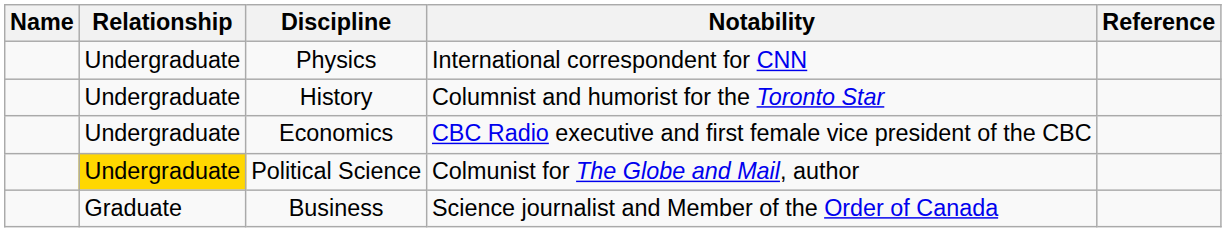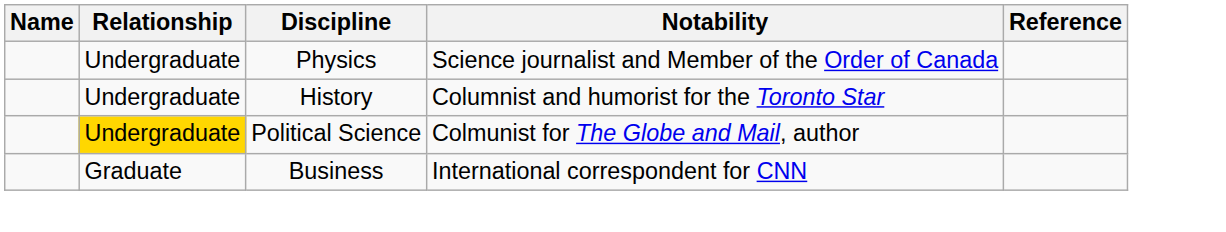(620, 60) International correspondent for CNN -> (715, 60) Science journalist and Member of the Order of Canada
- row: (336, 134)
(715, 208) Science journalist and Member of the Order of Canada -> (620, 171) International correspondent for CNN
